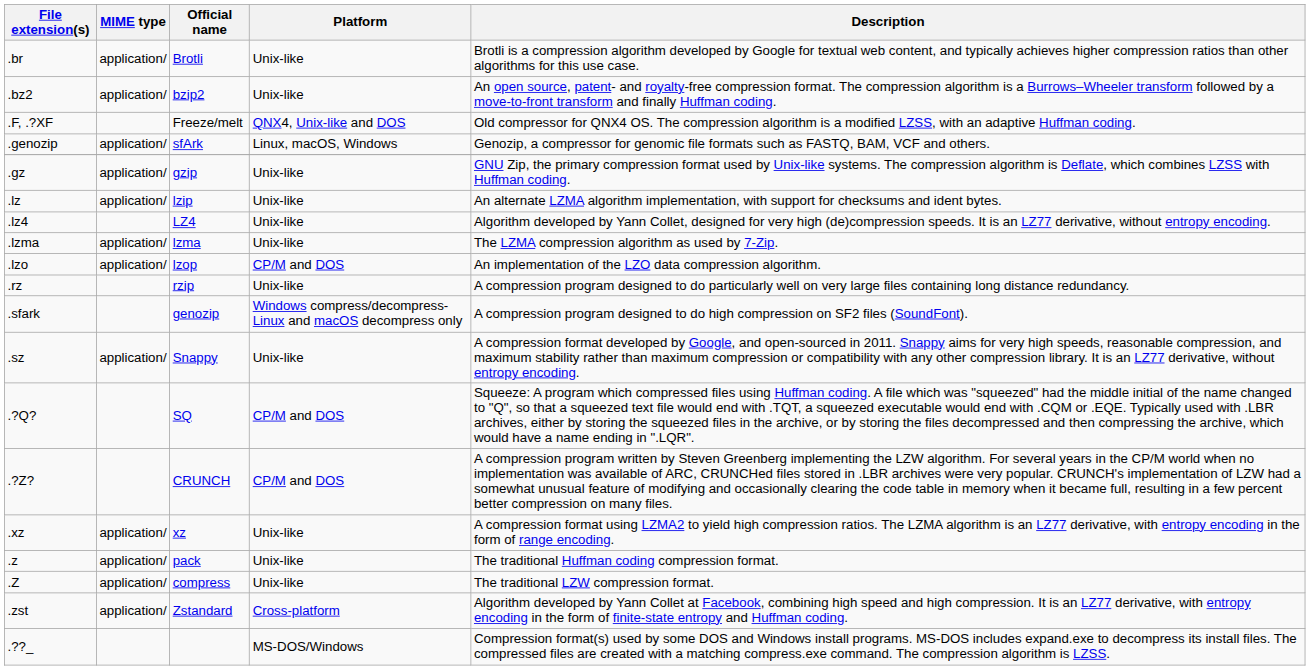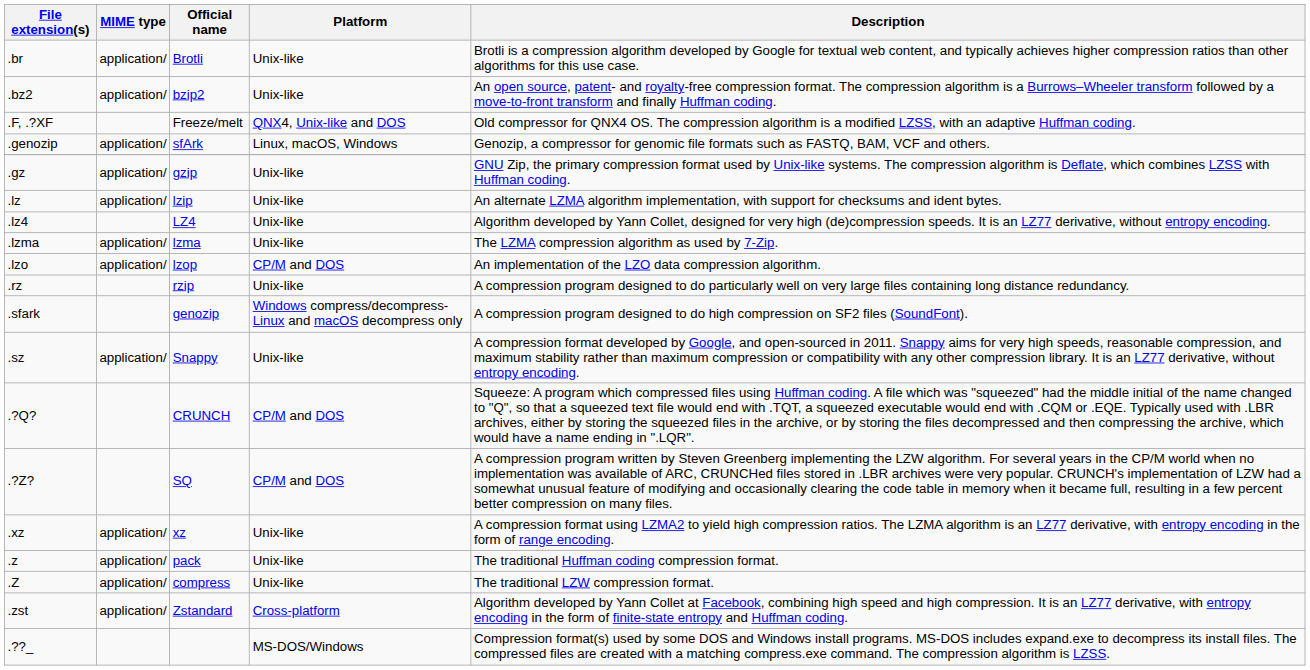(182, 415) SQ -> (201, 415) CRUNCH
(201, 481) CRUNCH -> (182, 481) SQ
